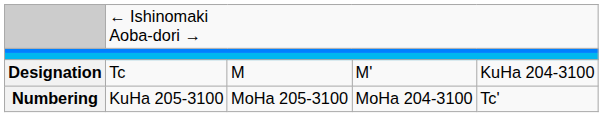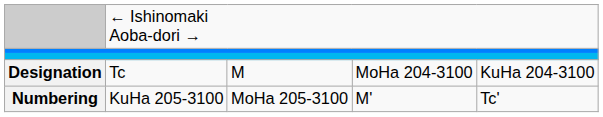(364, 72) M' -> (414, 72) MoHa 204-3100
(414, 98) MoHa 204-3100 -> (364, 98) M'
